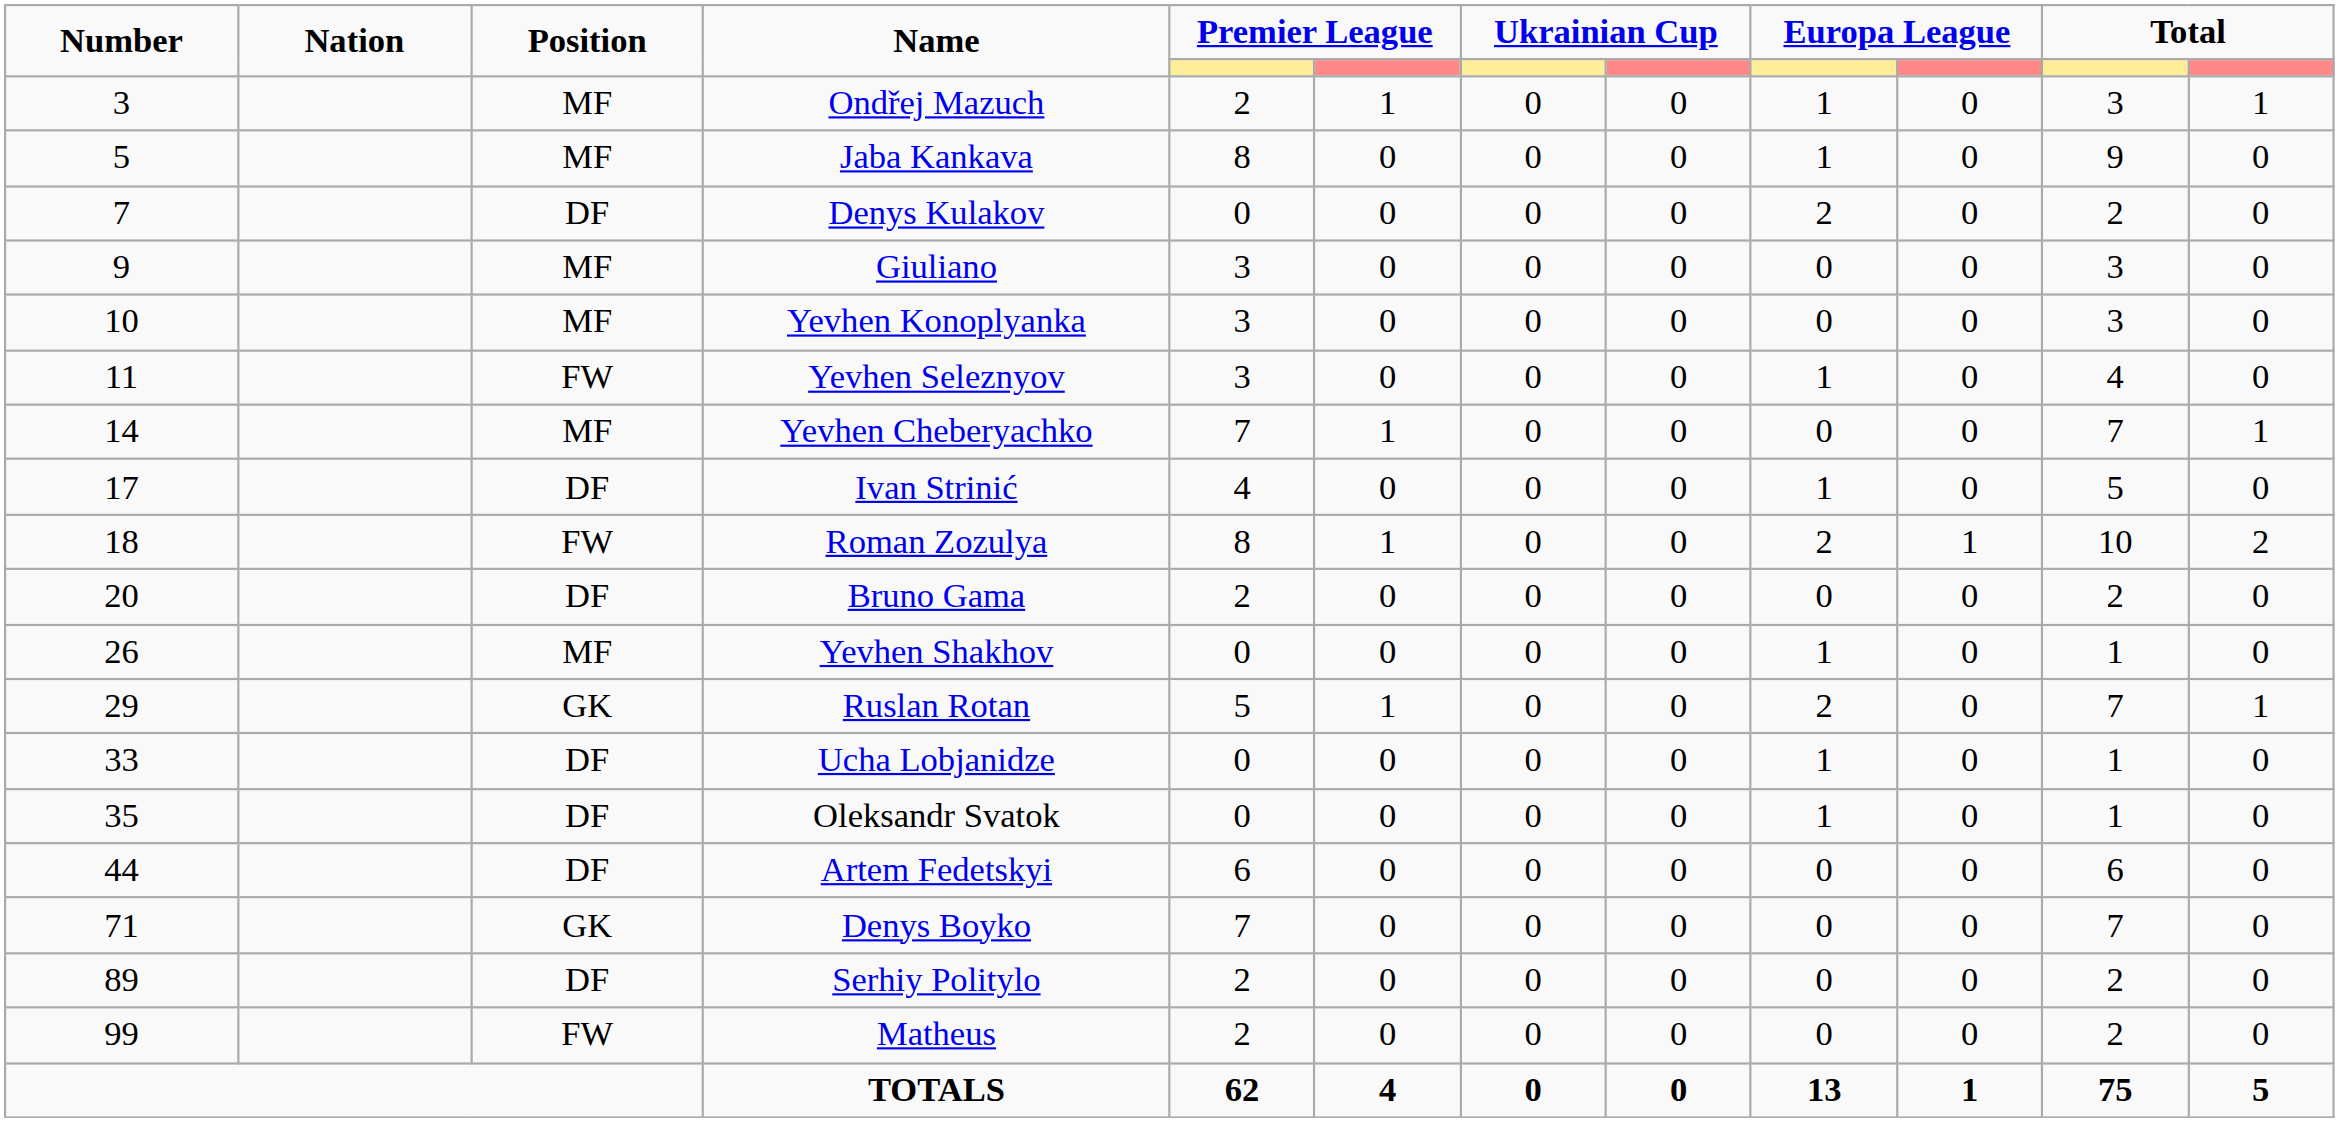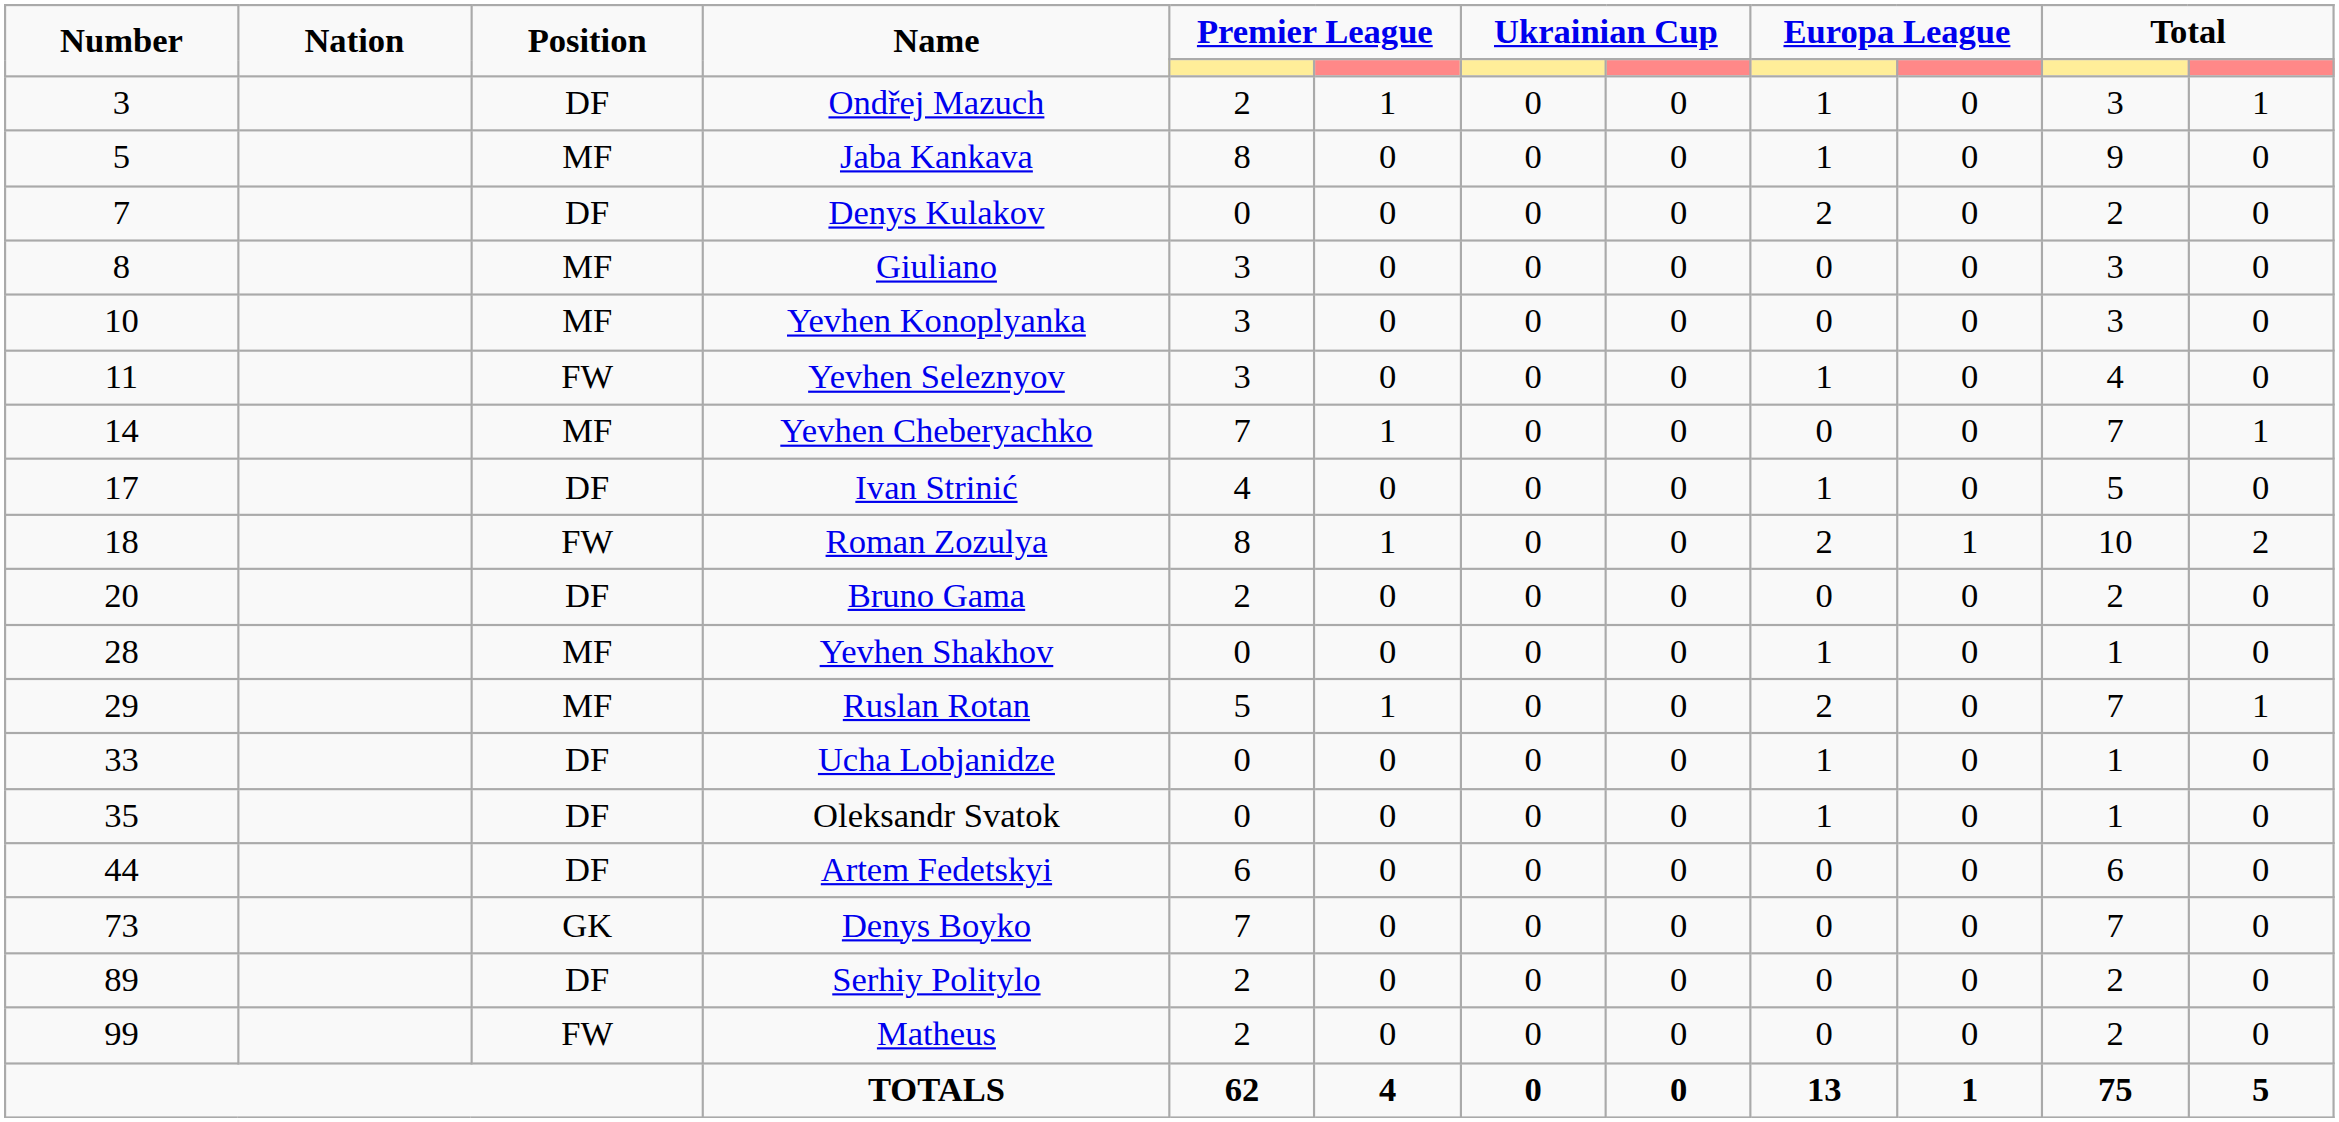(587, 102) MF -> (587, 102) DF
(121, 267) 9 -> (121, 267) 8
(121, 650) 26 -> (121, 650) 28
(587, 705) GK -> (587, 705) MF
(121, 924) 71 -> (121, 924) 73
